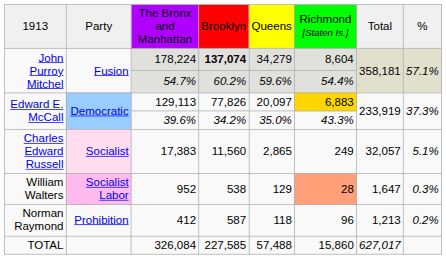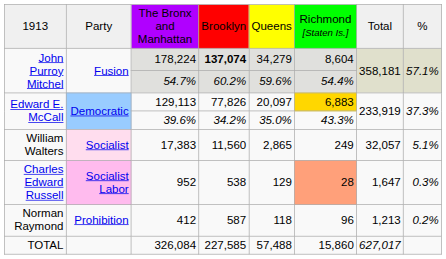(44, 151) Charles Edward Russell -> (44, 145) William Walters
(44, 189) William Walters -> (44, 182) Charles Edward Russell
